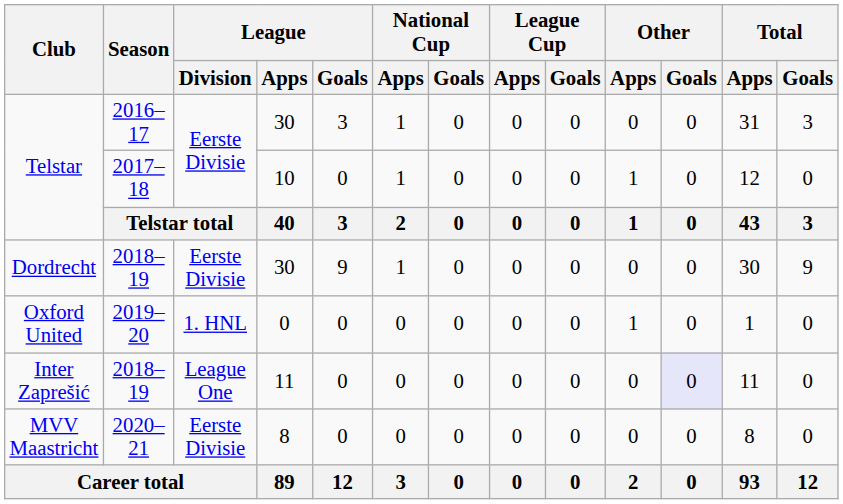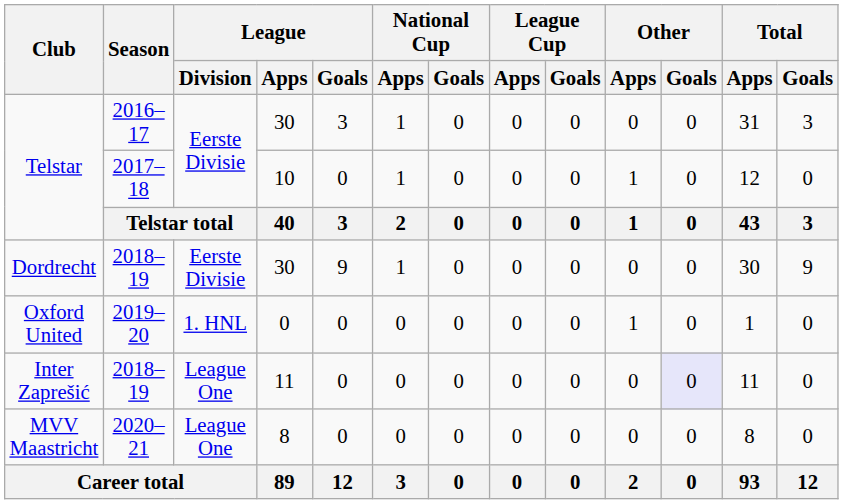(215, 436) Eerste Divisie -> (215, 436) League One
